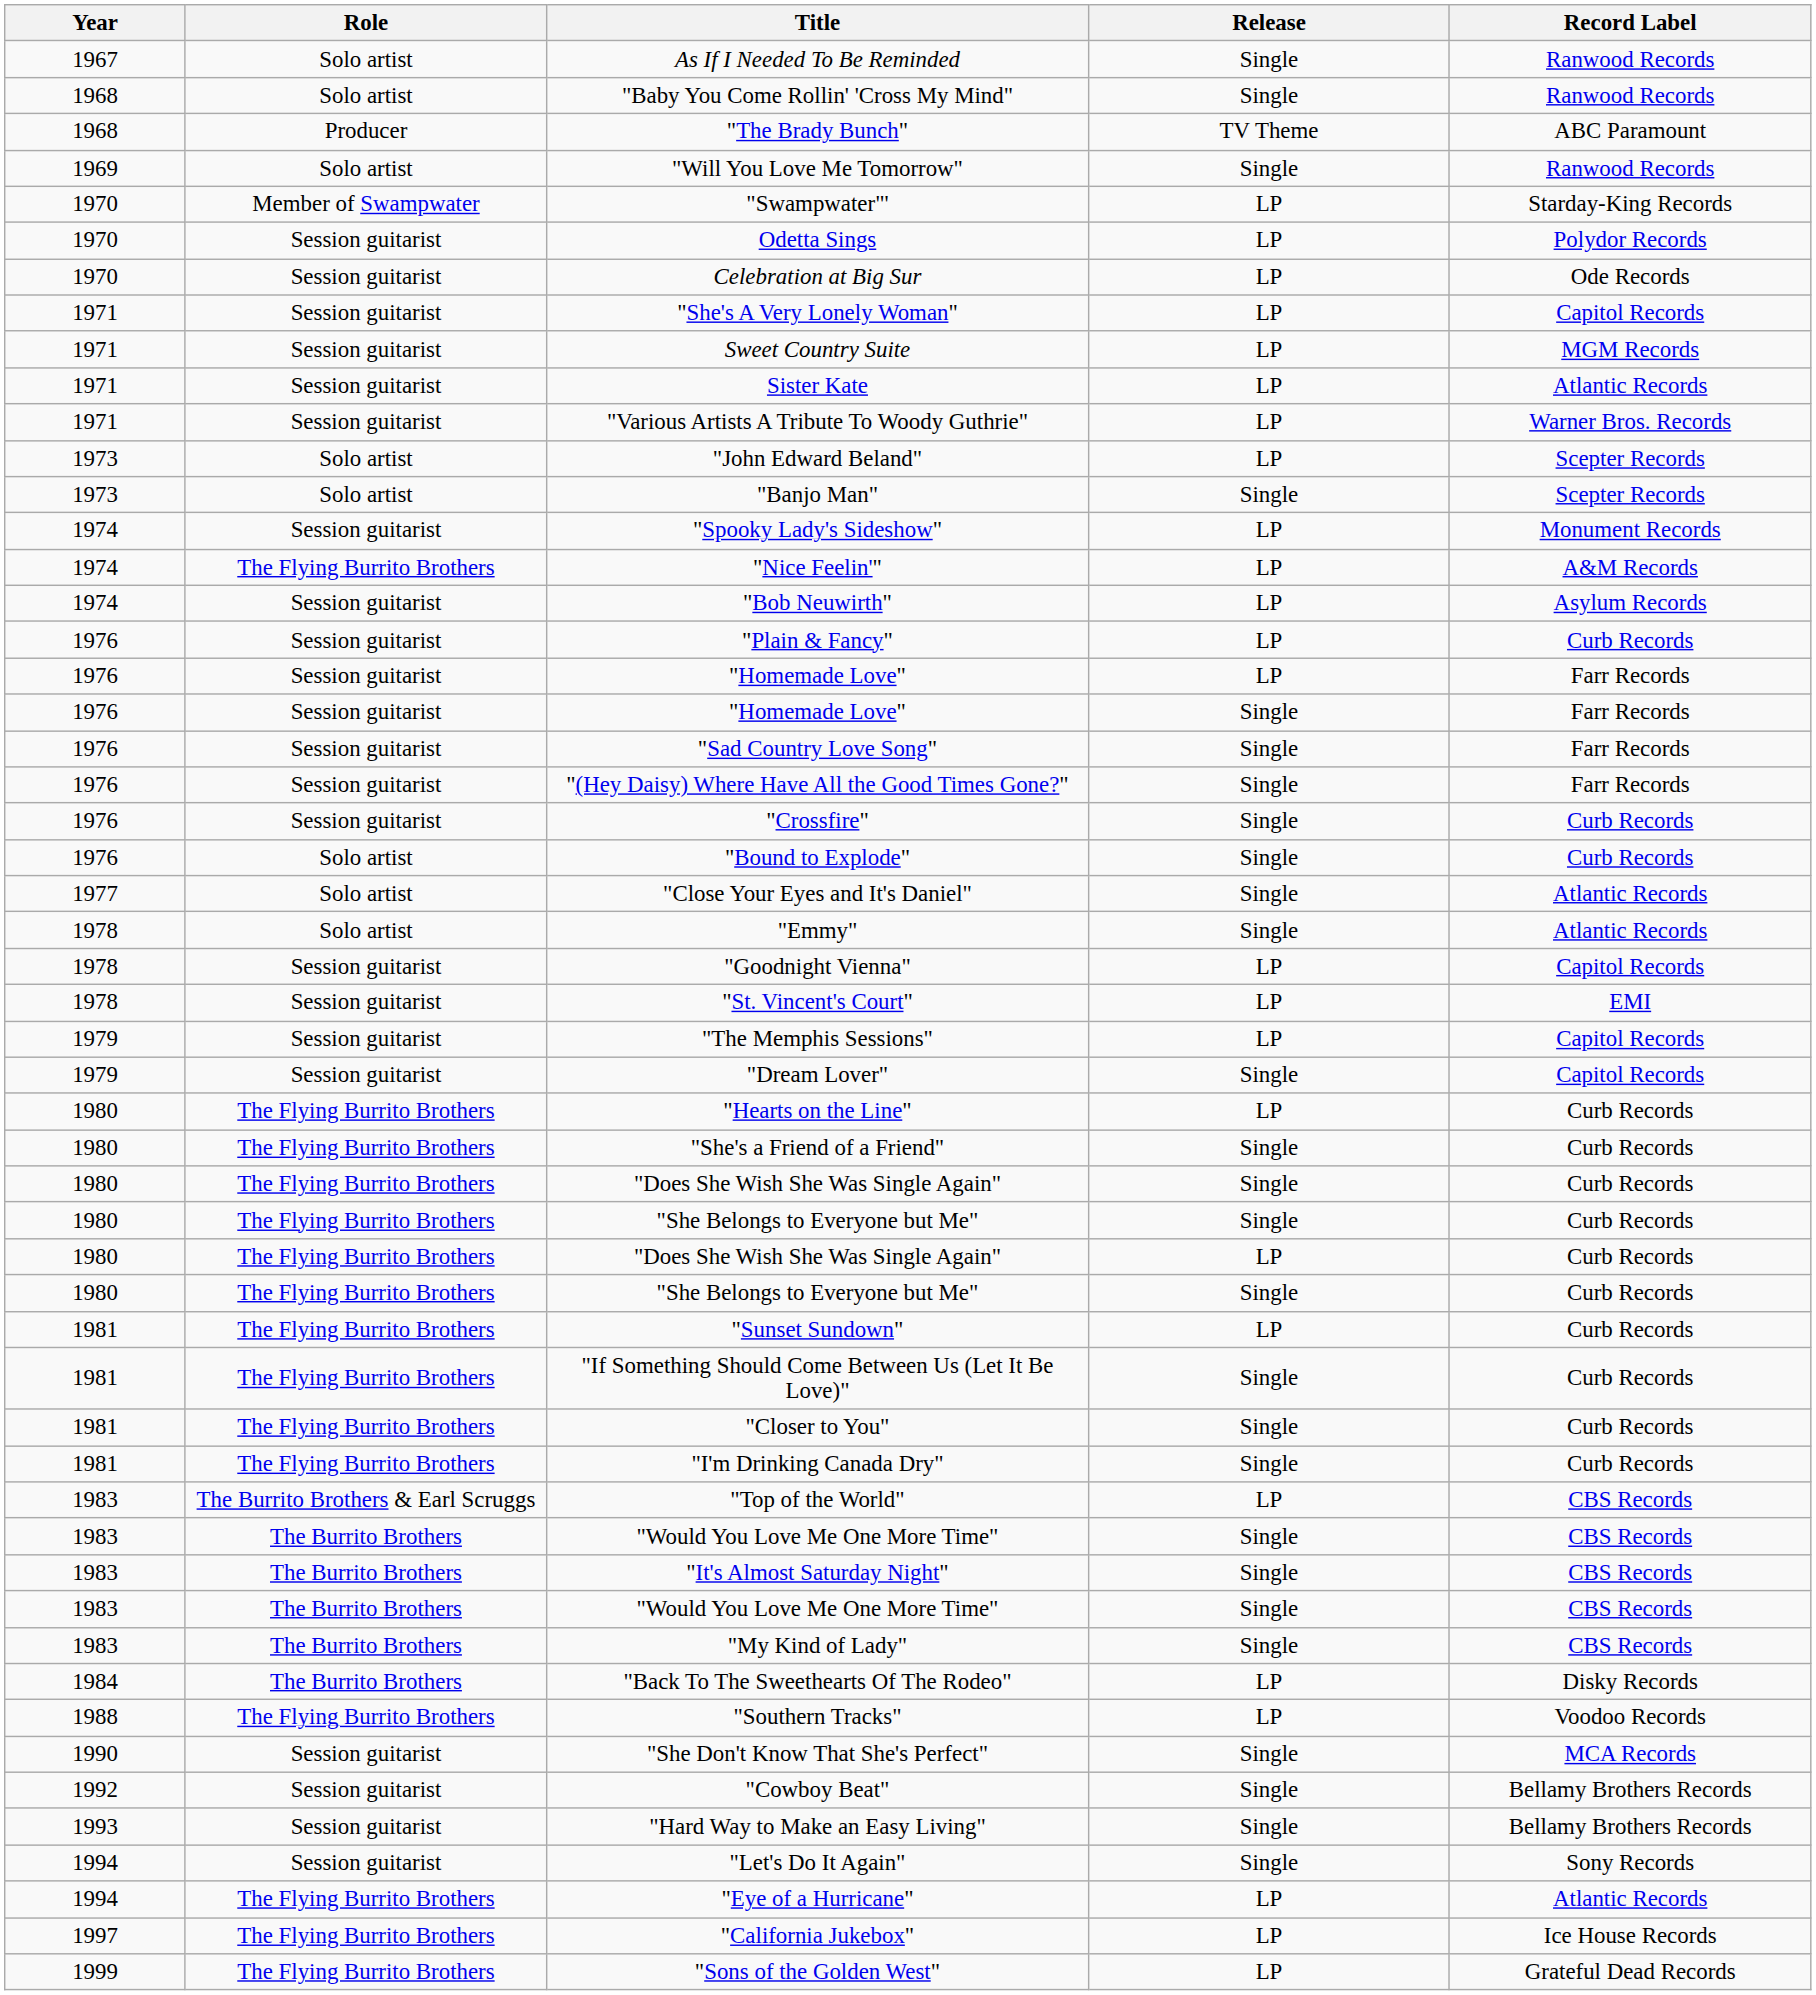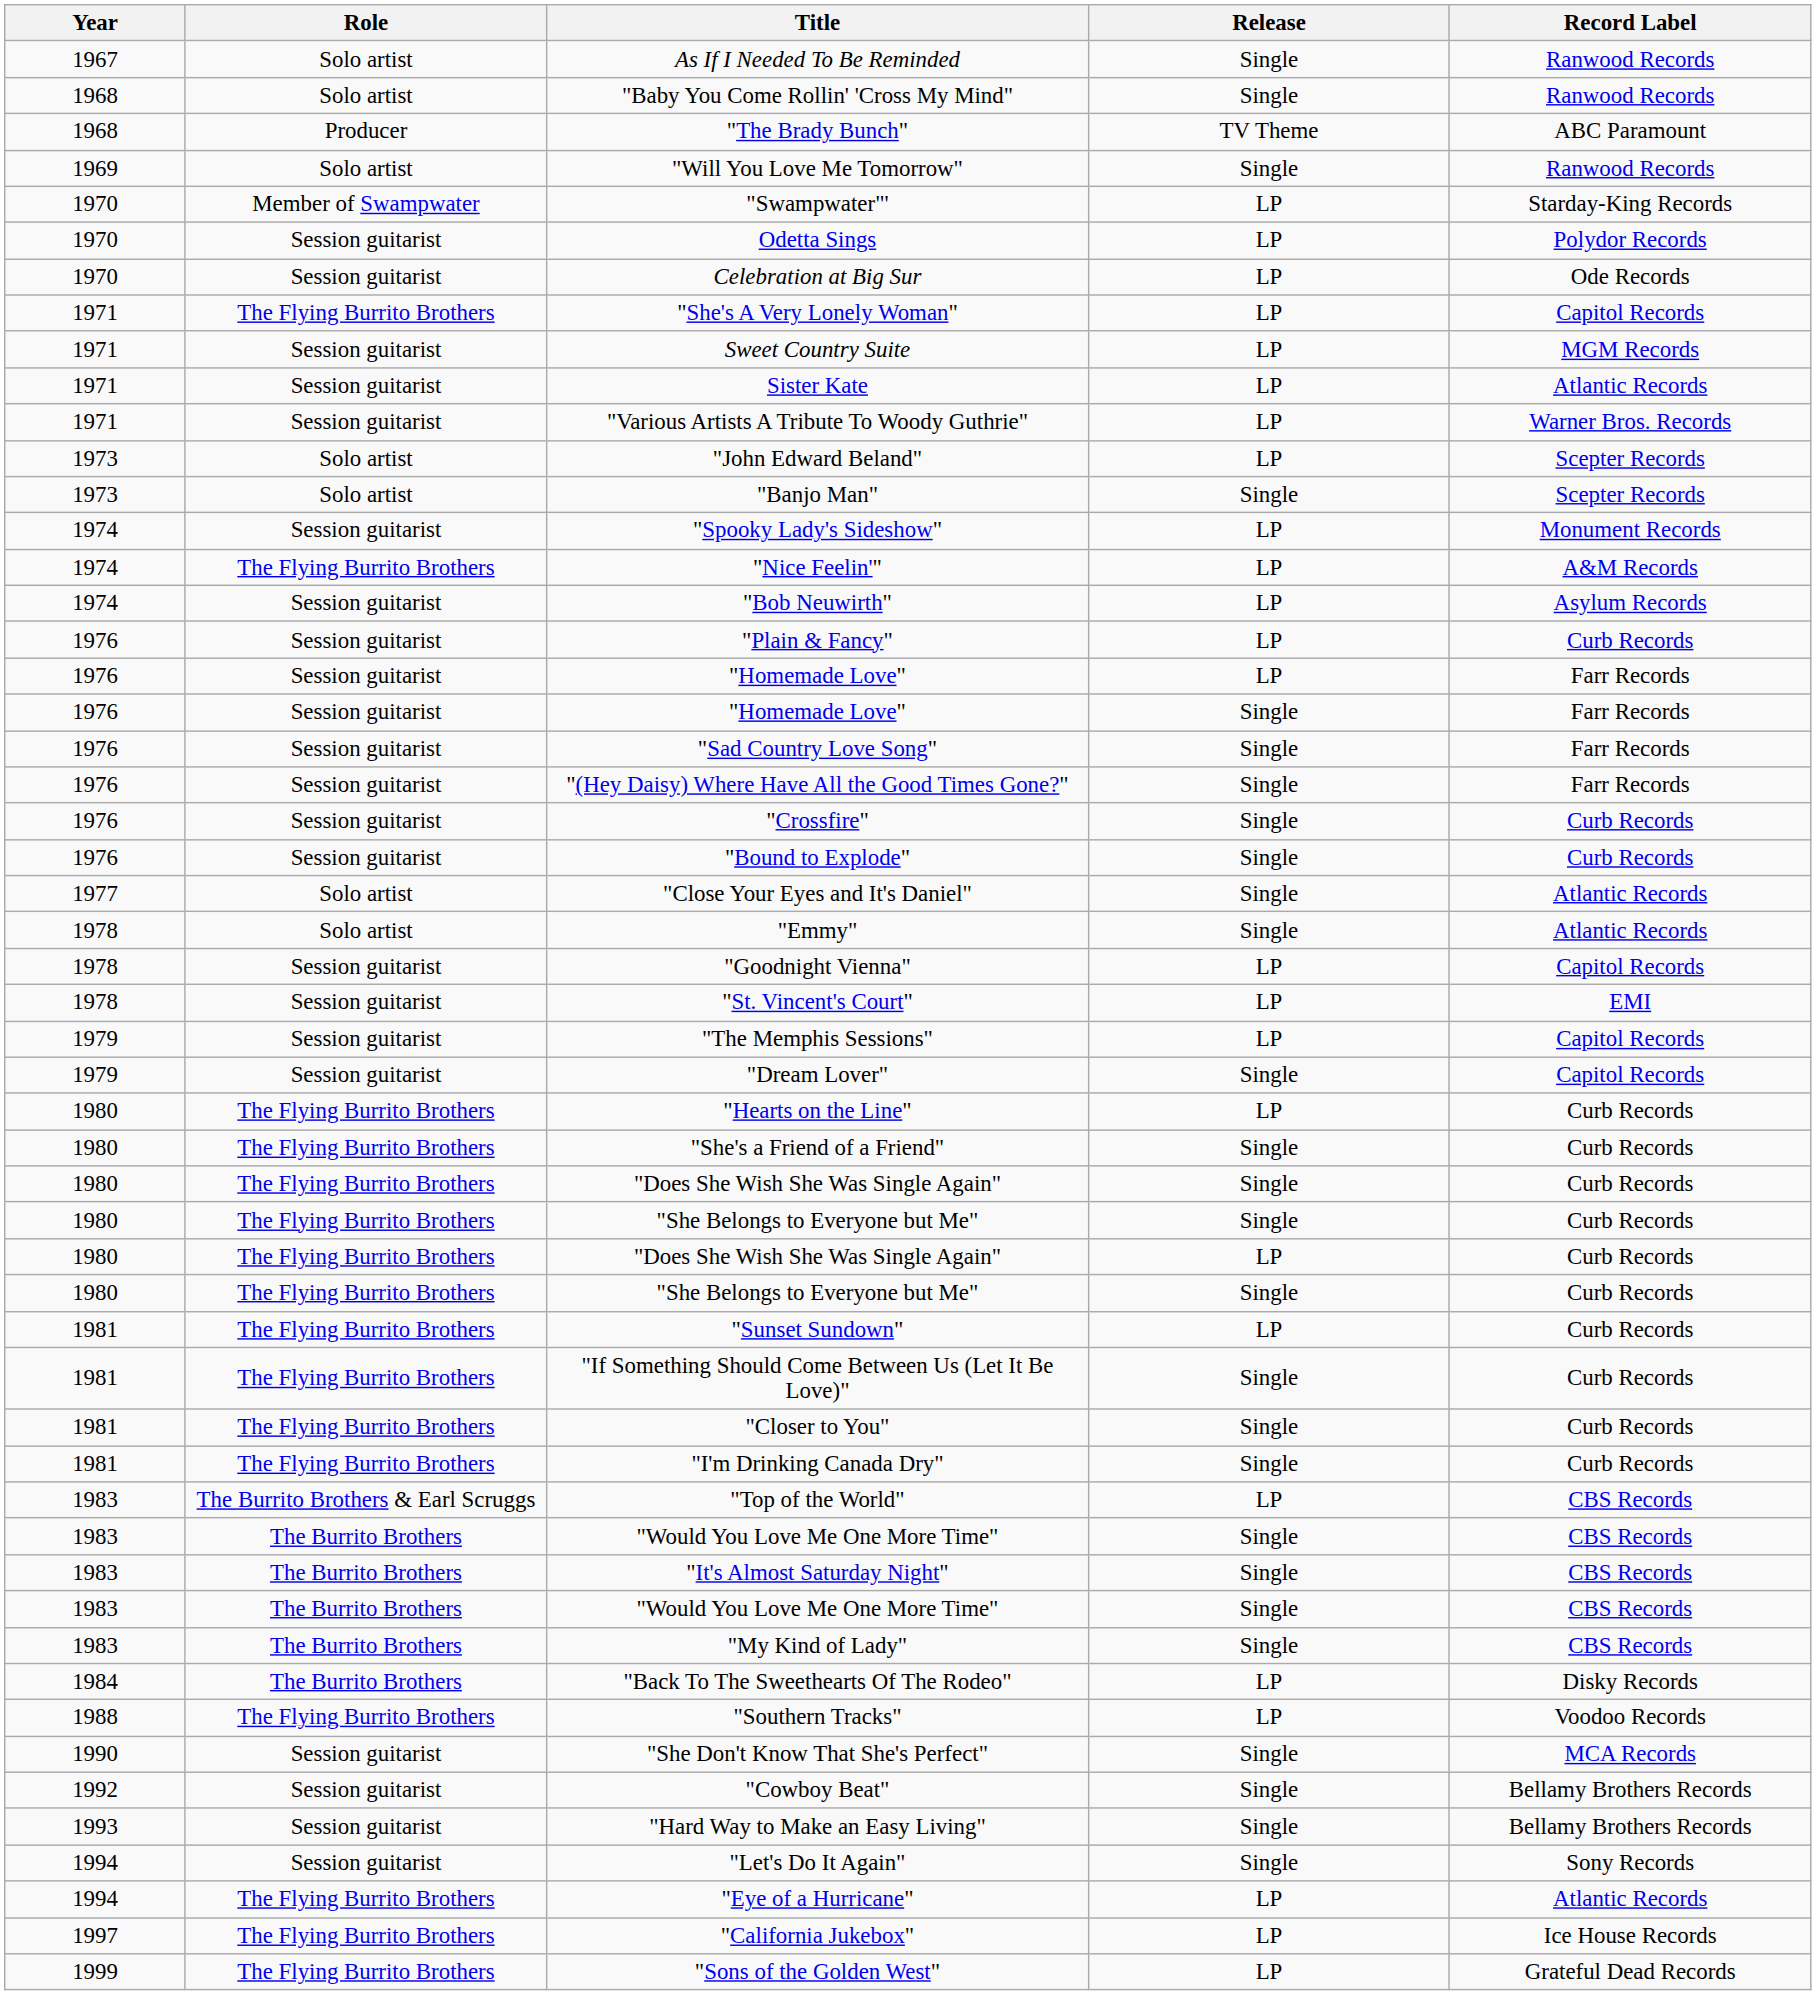(366, 312) Session guitarist -> (366, 312) The Flying Burrito Brothers
(366, 857) Solo artist -> (366, 857) Session guitarist
